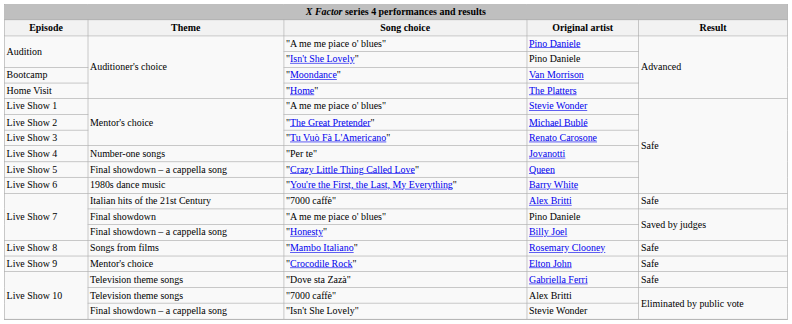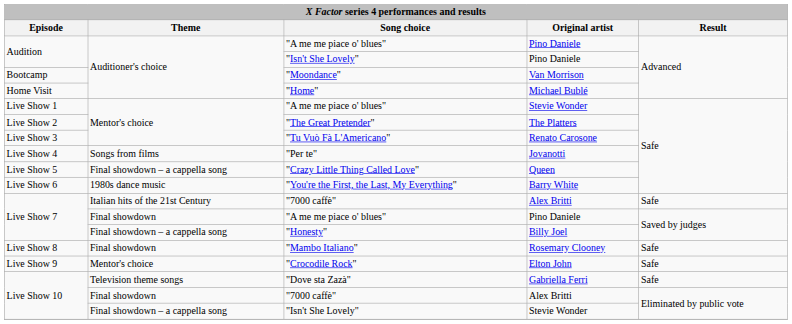(553, 91) The Platters -> (558, 91) Michael Bublé
(558, 122) Michael Bublé -> (553, 122) The Platters
(128, 153) Number-one songs -> (124, 153) Songs from films
(124, 248) Songs from films -> (123, 248) Final showdown
(137, 295) Television theme songs -> (123, 295) Final showdown
